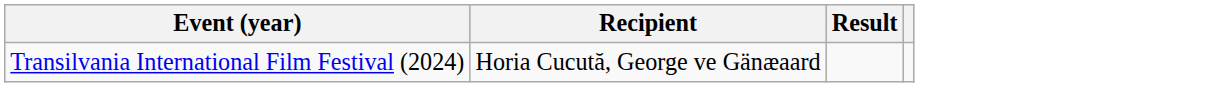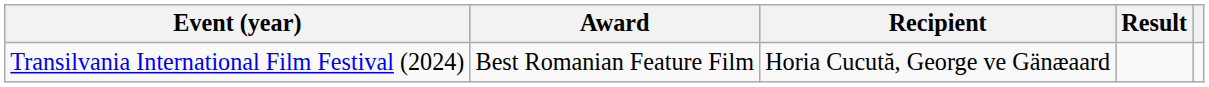+ column: (615, 23)
